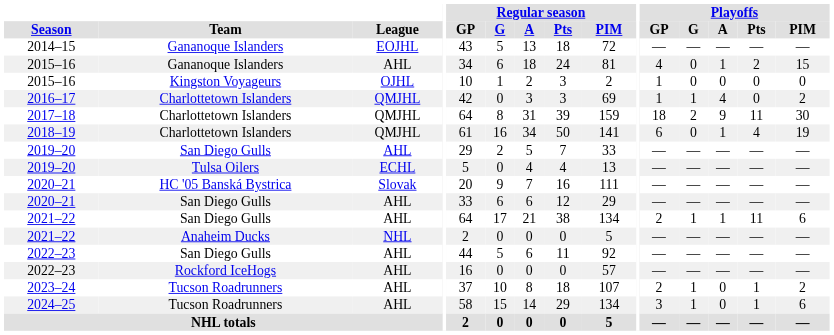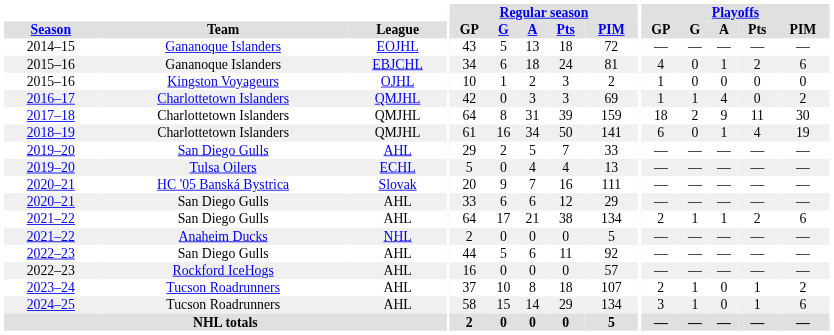(397, 64) AHL -> (398, 64) EBJCHL
(803, 64) 15 -> (803, 64) 6
(756, 219) 11 -> (757, 219) 2
